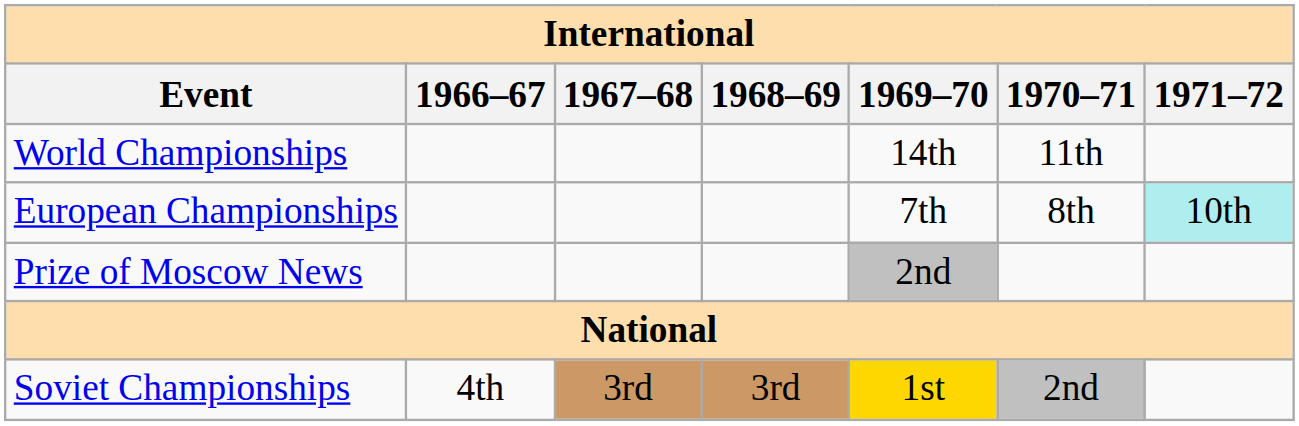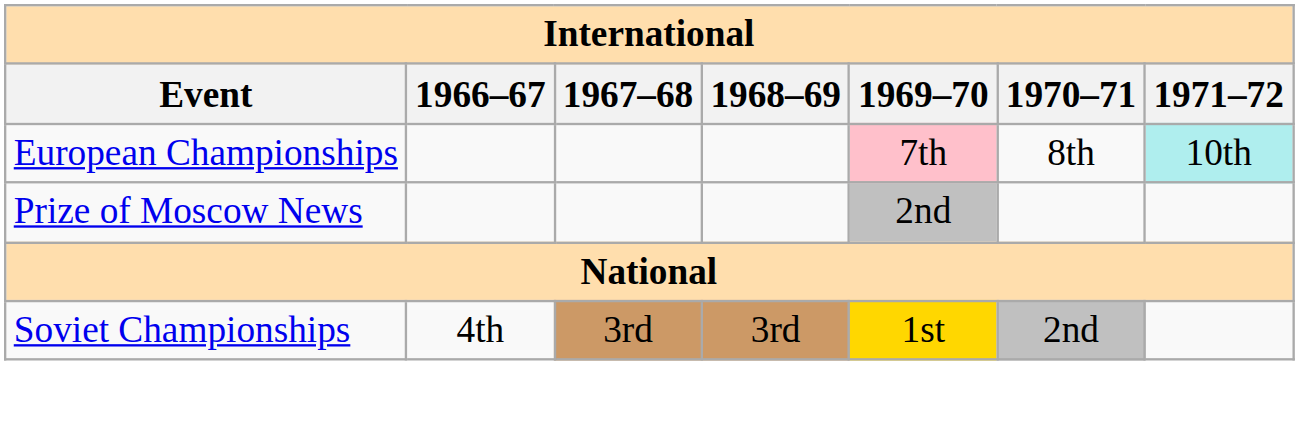- row: (181, 152)
(923, 211) no background -> (923, 152) pink background
